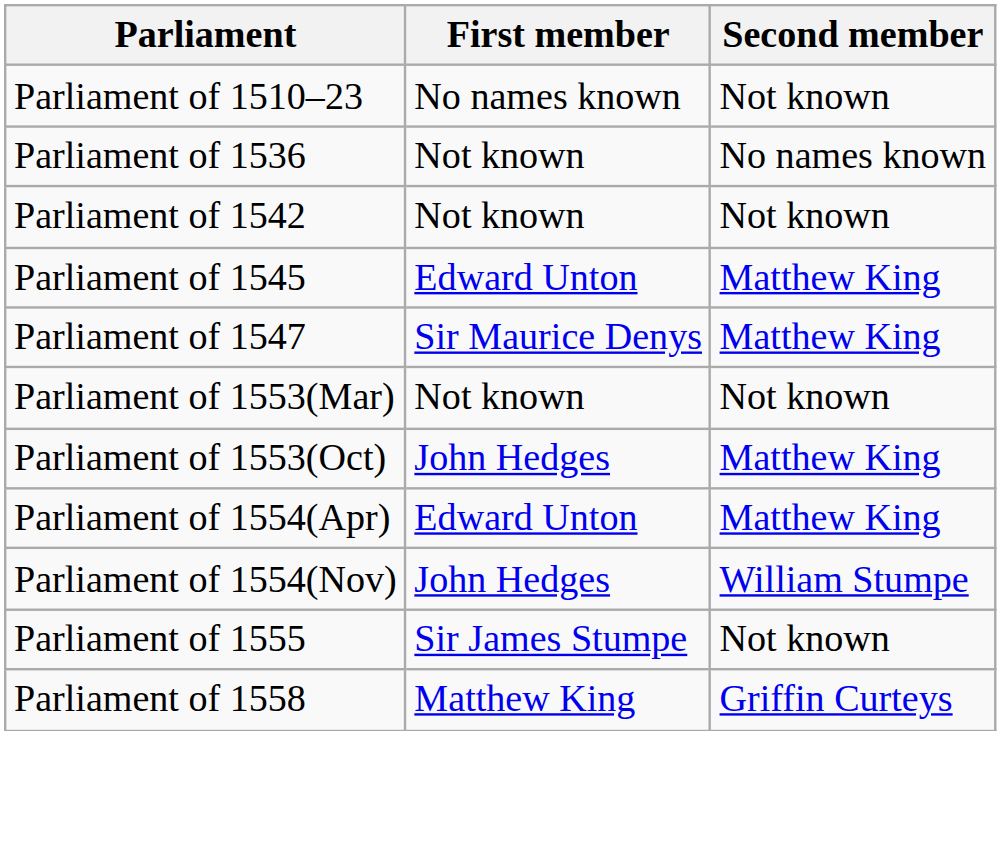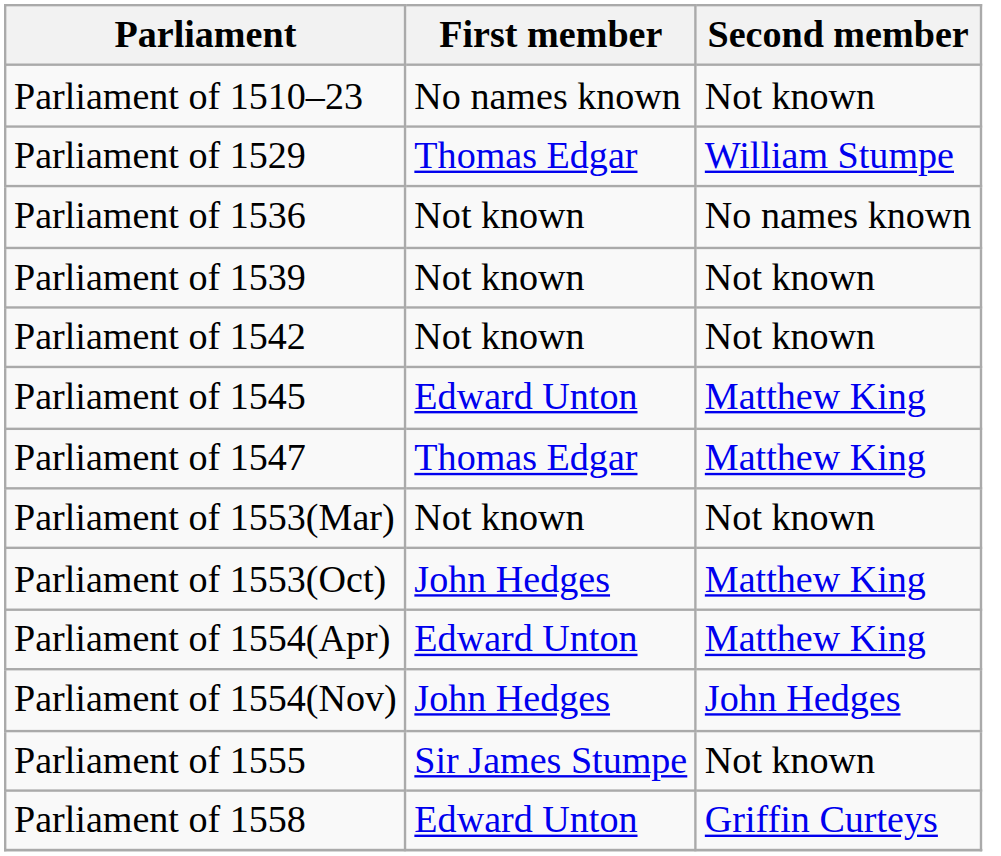+ row: (160, 155)
+ row: (160, 276)
(558, 336) Sir Maurice Denys -> (526, 457) Thomas Edgar
(844, 578) William Stumpe -> (803, 699) John Hedges
(525, 699) Matthew King -> (526, 819) Edward Unton
